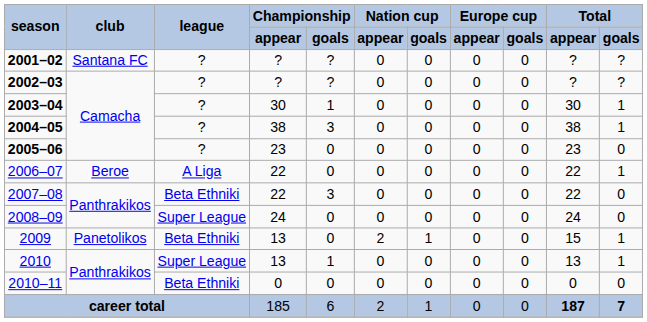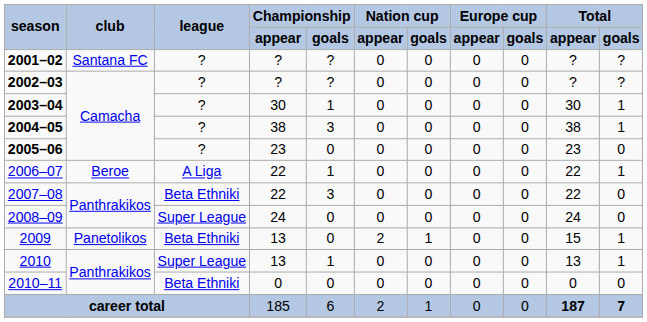(330, 172) 0 -> (330, 172) 1
